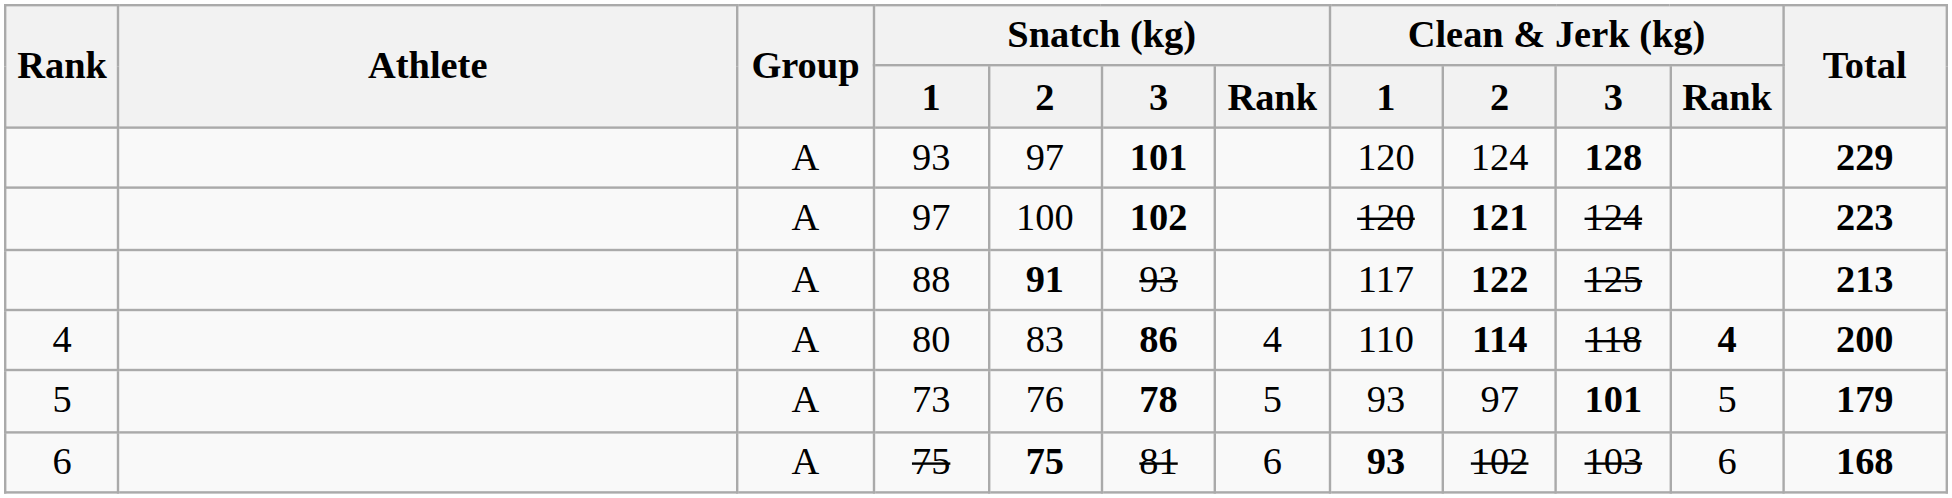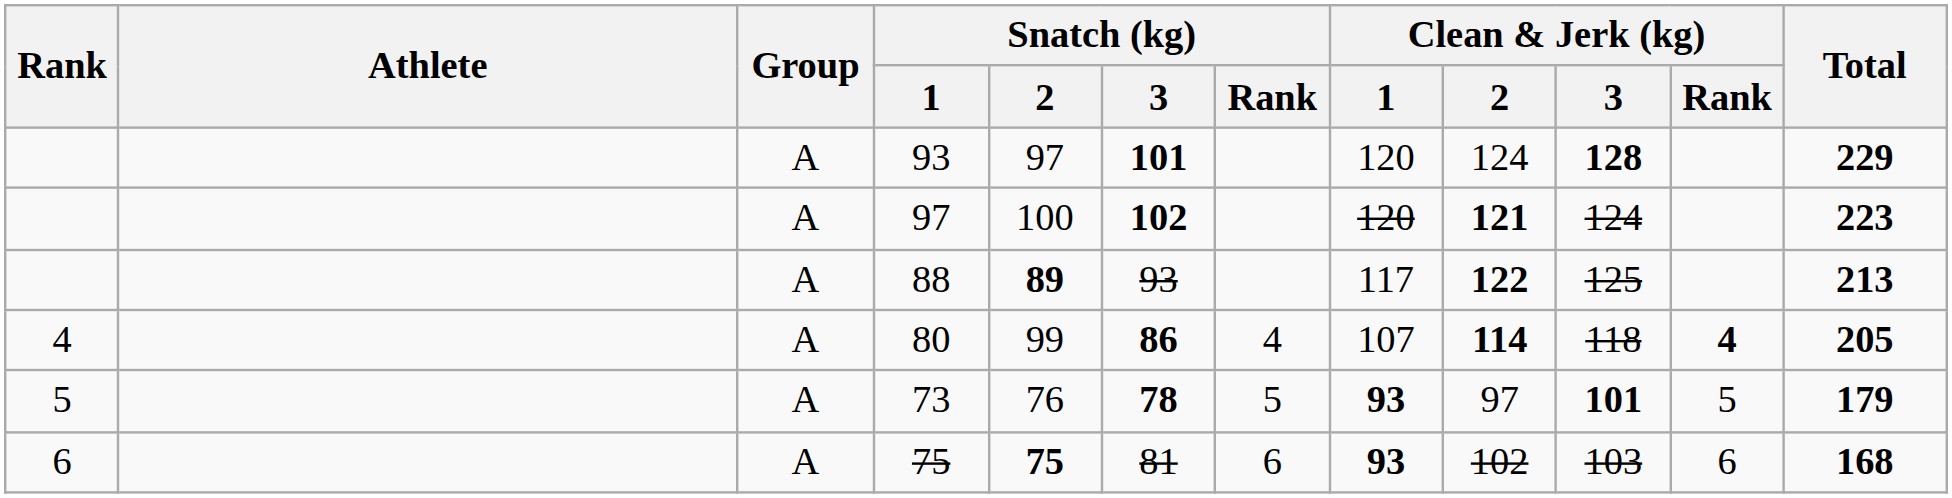(1045, 278) 91 -> (1045, 278) 89
(1045, 339) 83 -> (1045, 339) 99
(1386, 339) 110 -> (1386, 339) 107
(1865, 339) 200 -> (1865, 339) 205
(1386, 400) normal -> (1386, 400) bold
